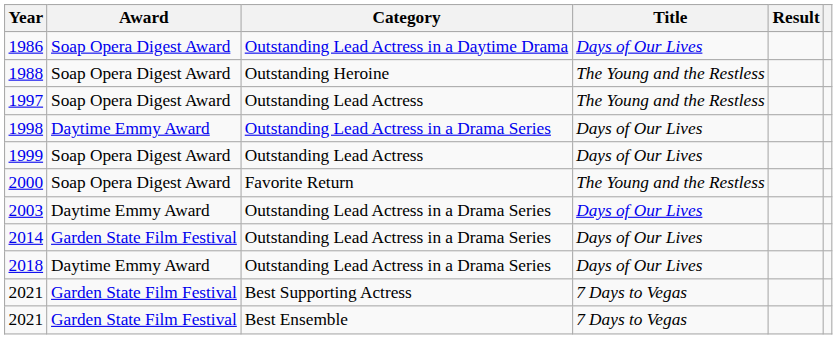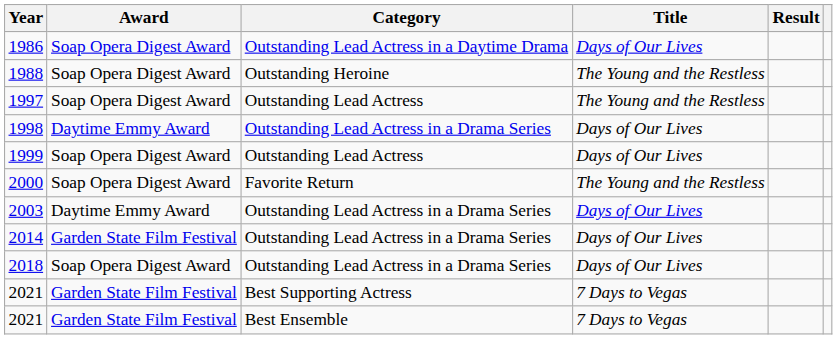(130, 264) Daytime Emmy Award -> (141, 264) Soap Opera Digest Award
